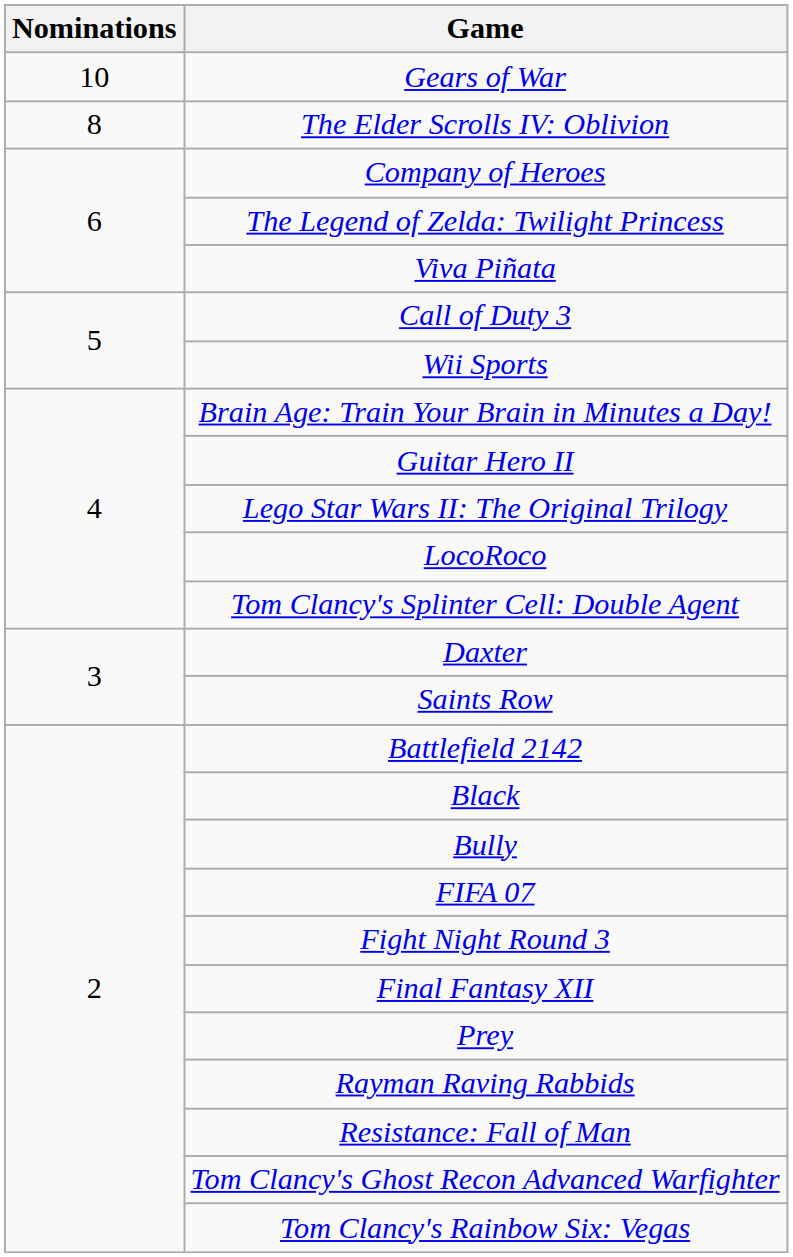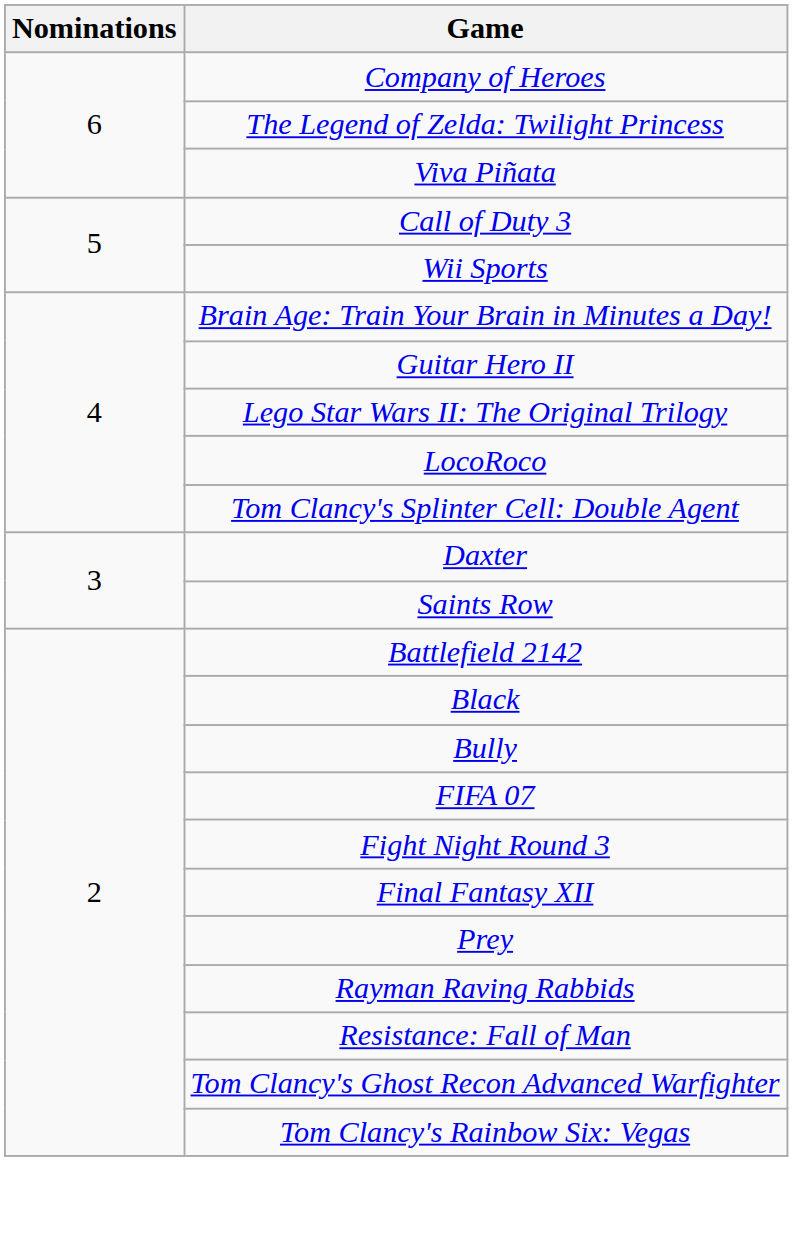- row: (485, 76)
- row: (485, 124)
